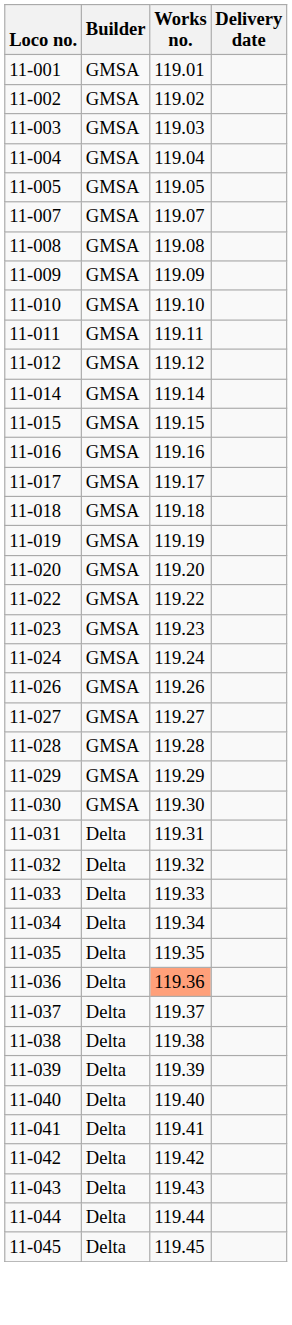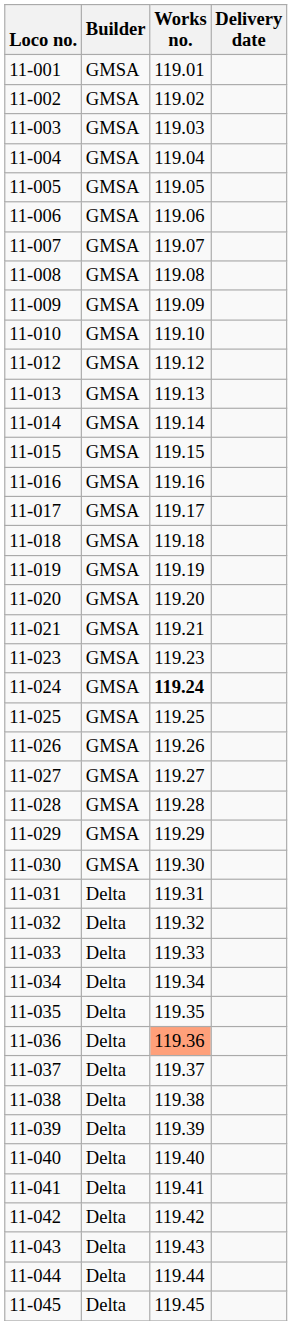+ row: (35, 216)
- row: (35, 334)
+ row: (35, 393)
+ row: (35, 628)
- row: (35, 599)
(179, 658) normal -> (179, 687) bold
+ row: (35, 717)
